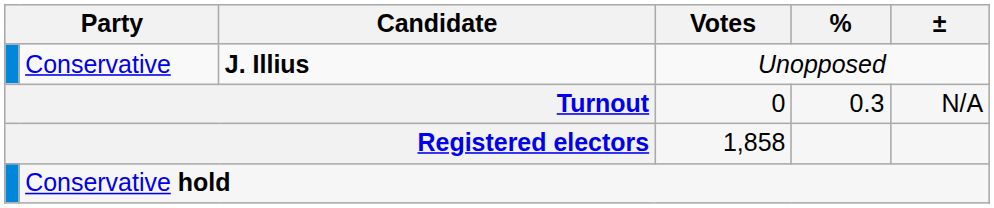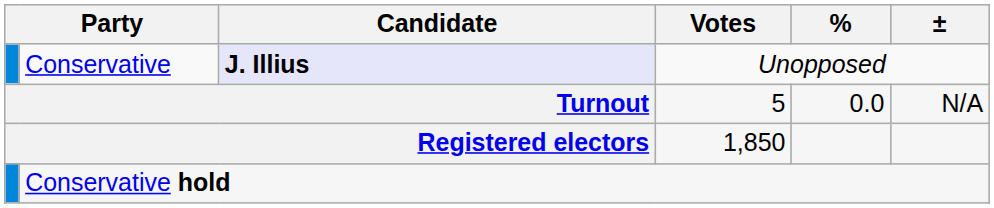(267, 63) no background -> (267, 63) lavender background
(779, 103) 0 -> (779, 103) 5
(867, 103) 0.3 -> (867, 103) 0.0
(754, 143) 1,858 -> (754, 143) 1,850
